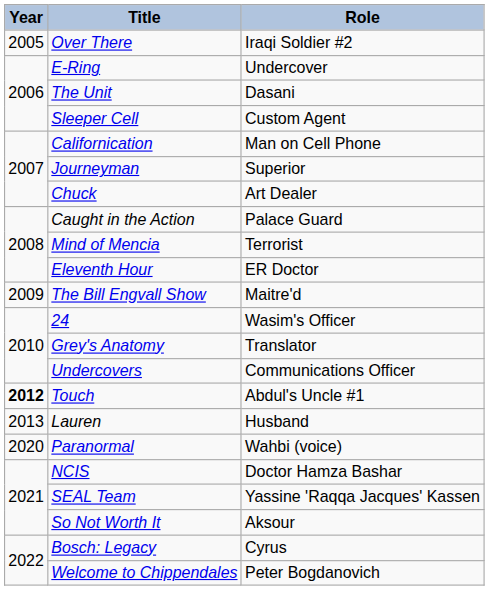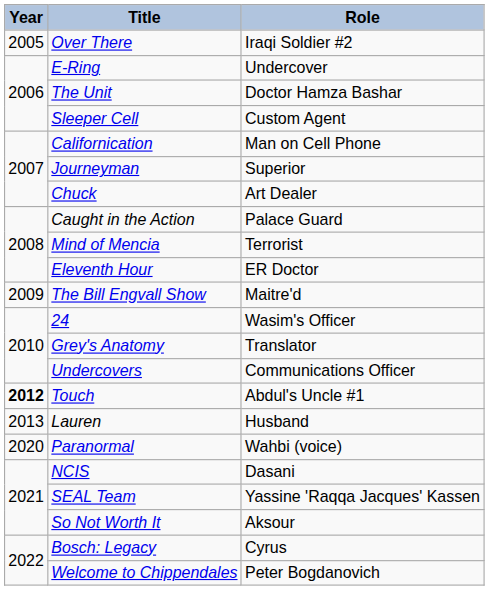(270, 93) Dasani -> (324, 93) Doctor Hamza Bashar
(324, 472) Doctor Hamza Bashar -> (270, 472) Dasani
